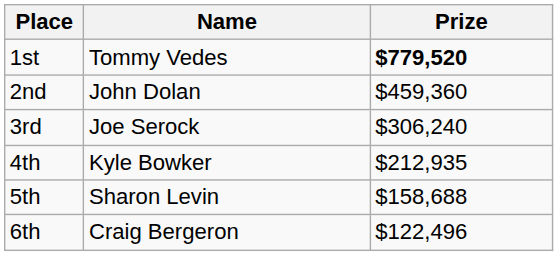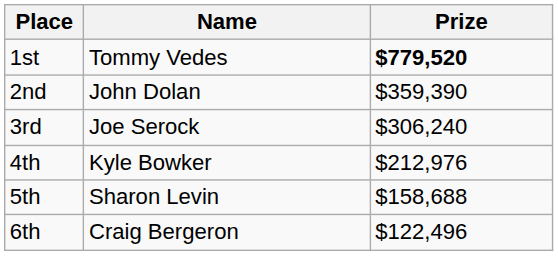(421, 92) $459,360 -> (421, 92) $359,390
(421, 162) $212,935 -> (421, 162) $212,976
